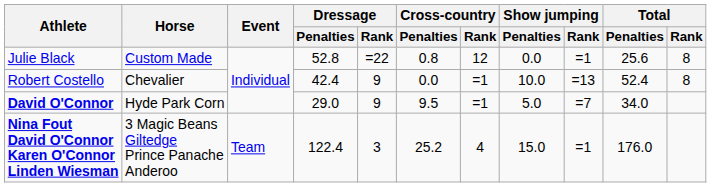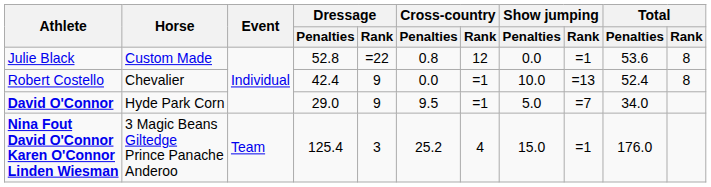(635, 59) 25.6 -> (635, 59) 53.6
(325, 148) 122.4 -> (325, 148) 125.4
